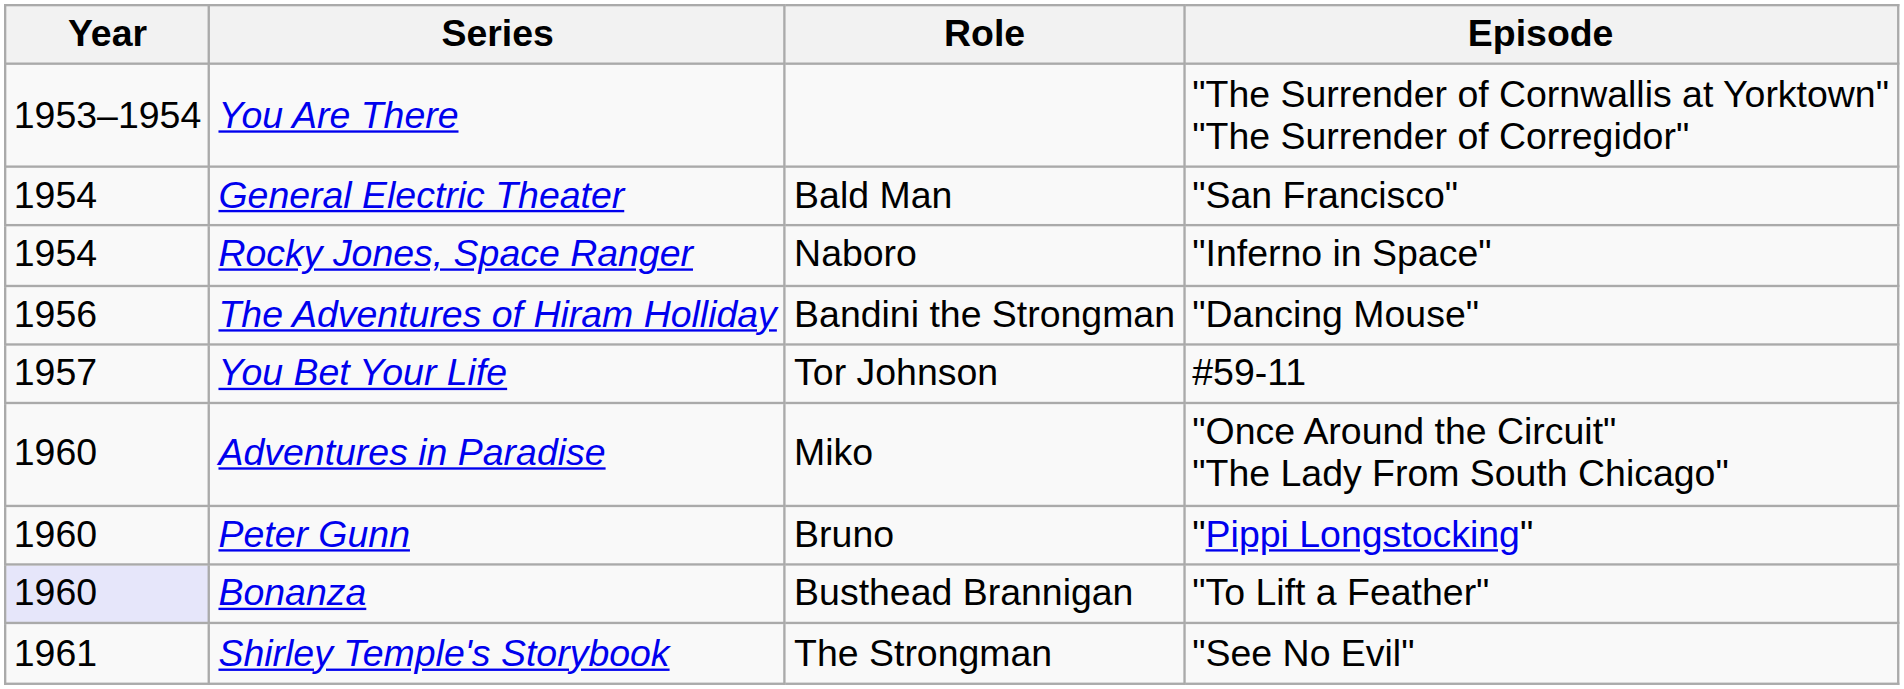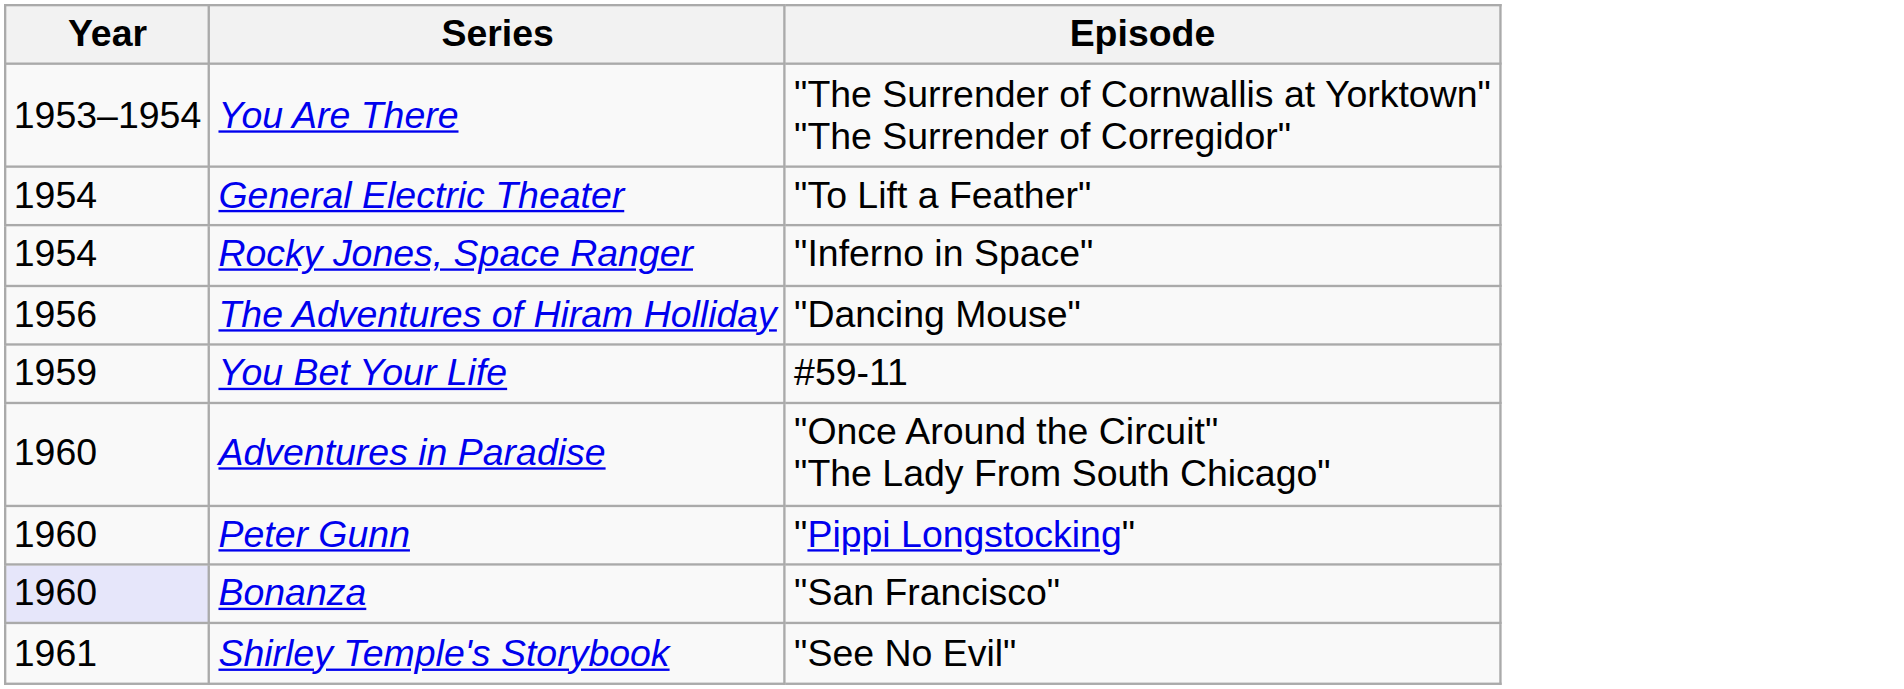- column: (985, 34)
(1325, 195) "San Francisco" -> (943, 195) "To Lift a Feather"
(55, 373) 1957 -> (55, 373) 1959
(1341, 593) "To Lift a Feather" -> (927, 593) "San Francisco"
